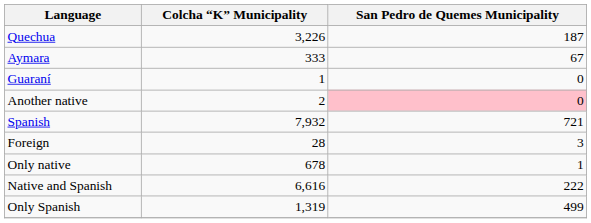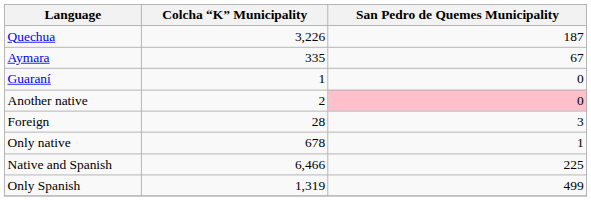(315, 57) 333 -> (315, 57) 335
- row: (29, 121)
(310, 185) 6,616 -> (310, 164) 6,466
(574, 185) 222 -> (574, 164) 225
